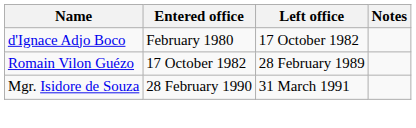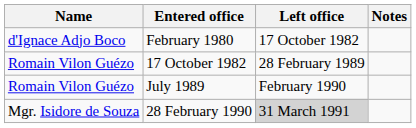+ row: (175, 87)
(304, 87) no background -> (304, 110) lightgrey background
